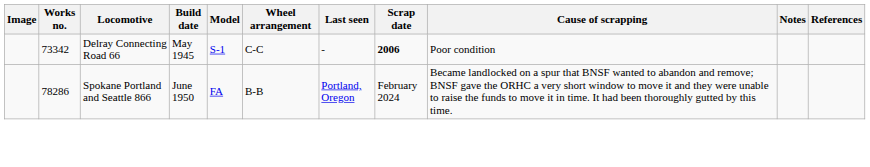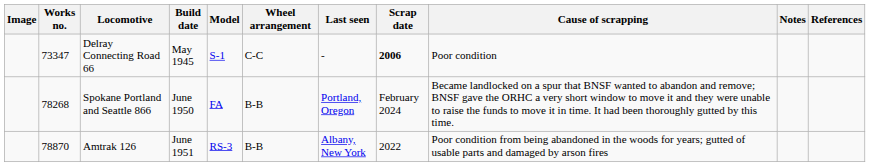(55, 49) 73342 -> (55, 55) 73347
(55, 91) 78286 -> (55, 104) 78268
+ row: (110, 146)
